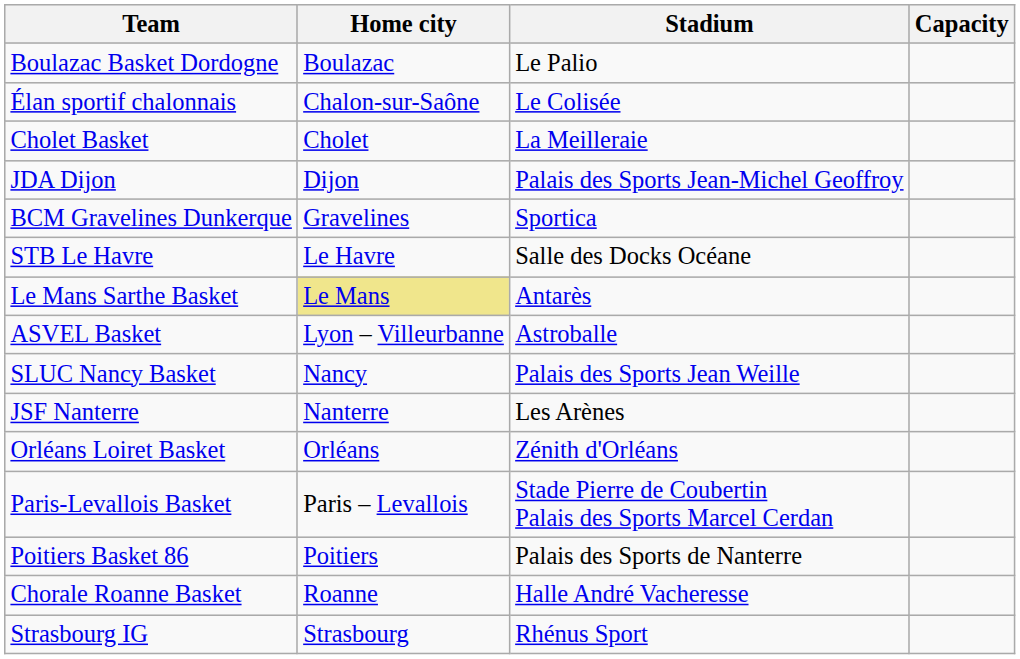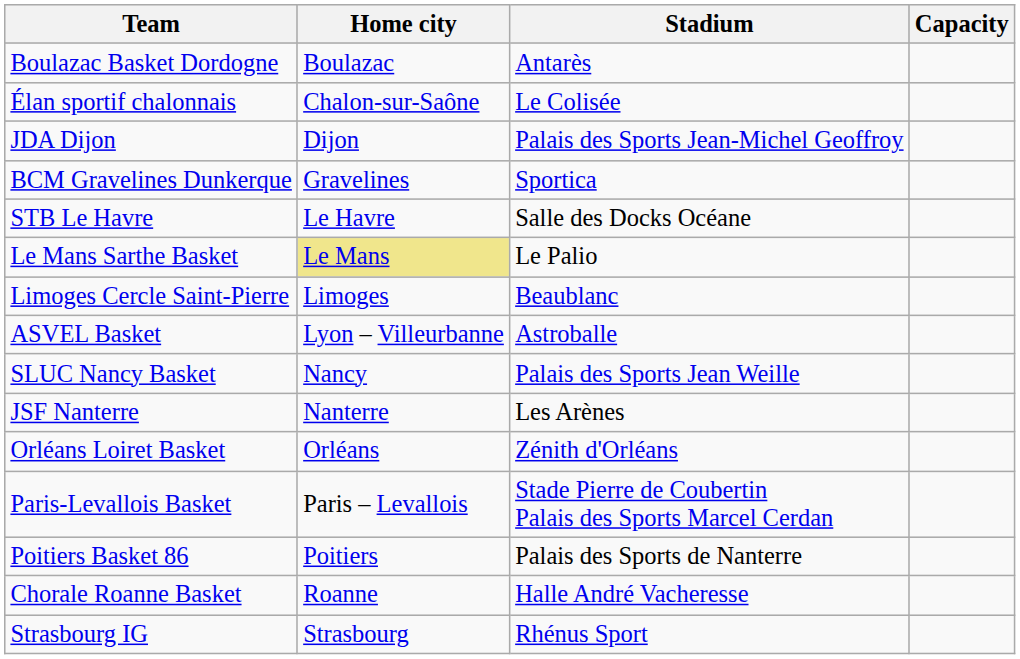(556, 62) Le Palio -> (553, 62) Antarès
- row: (79, 140)
(553, 295) Antarès -> (556, 256) Le Palio
+ row: (150, 295)
